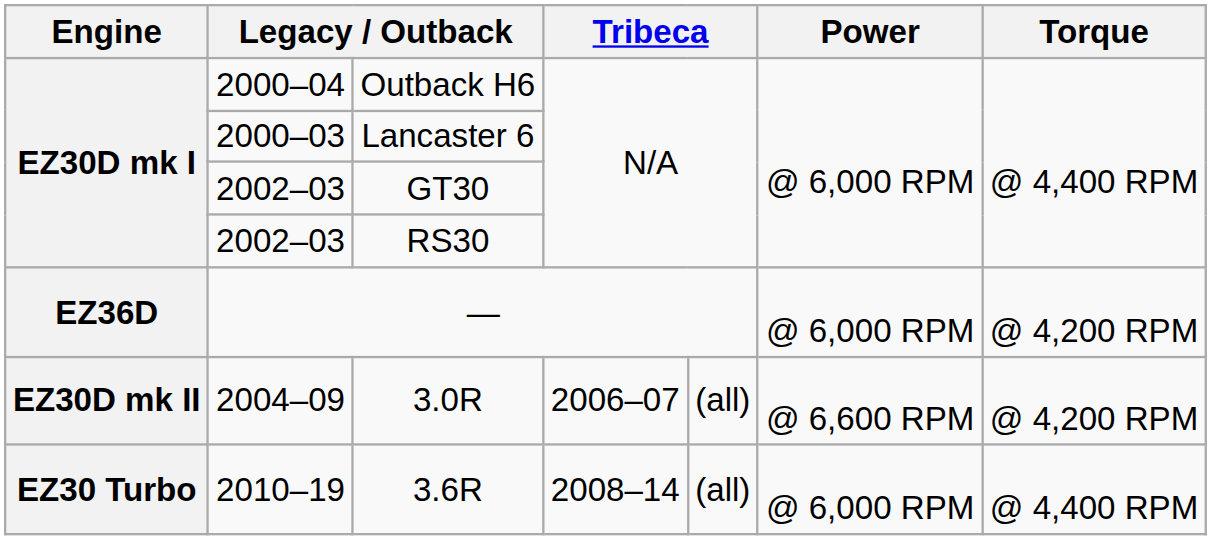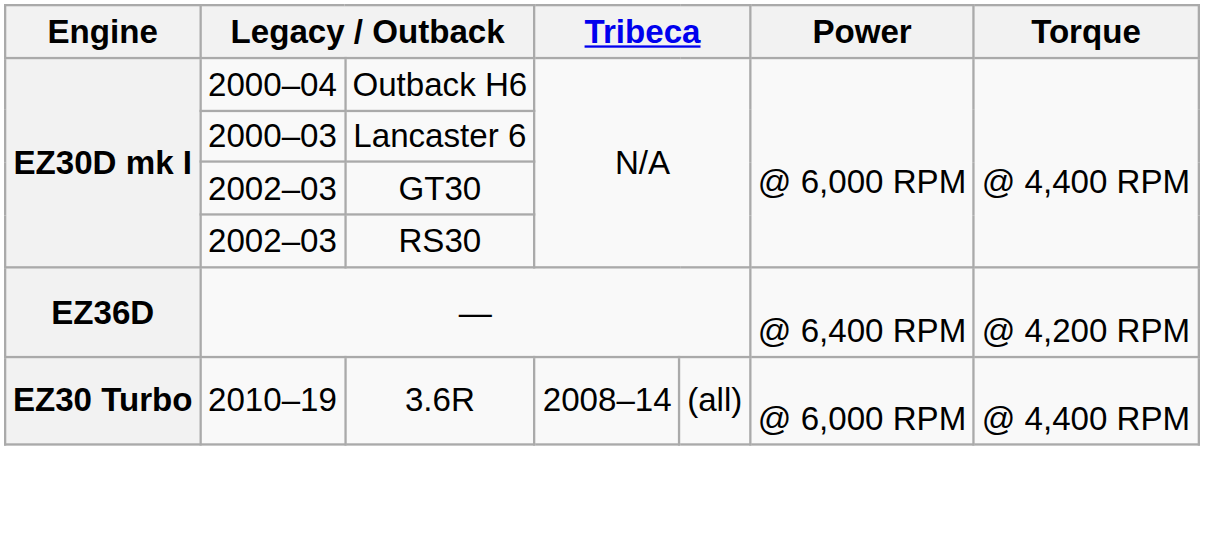(870, 330) @ 6,000 RPM -> (862, 330) @ 6,400 RPM
- row: (448, 401)
